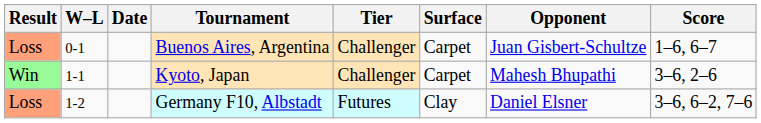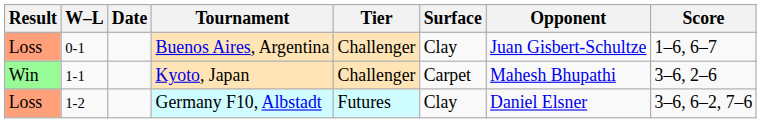(447, 46) Carpet -> (440, 46) Clay
